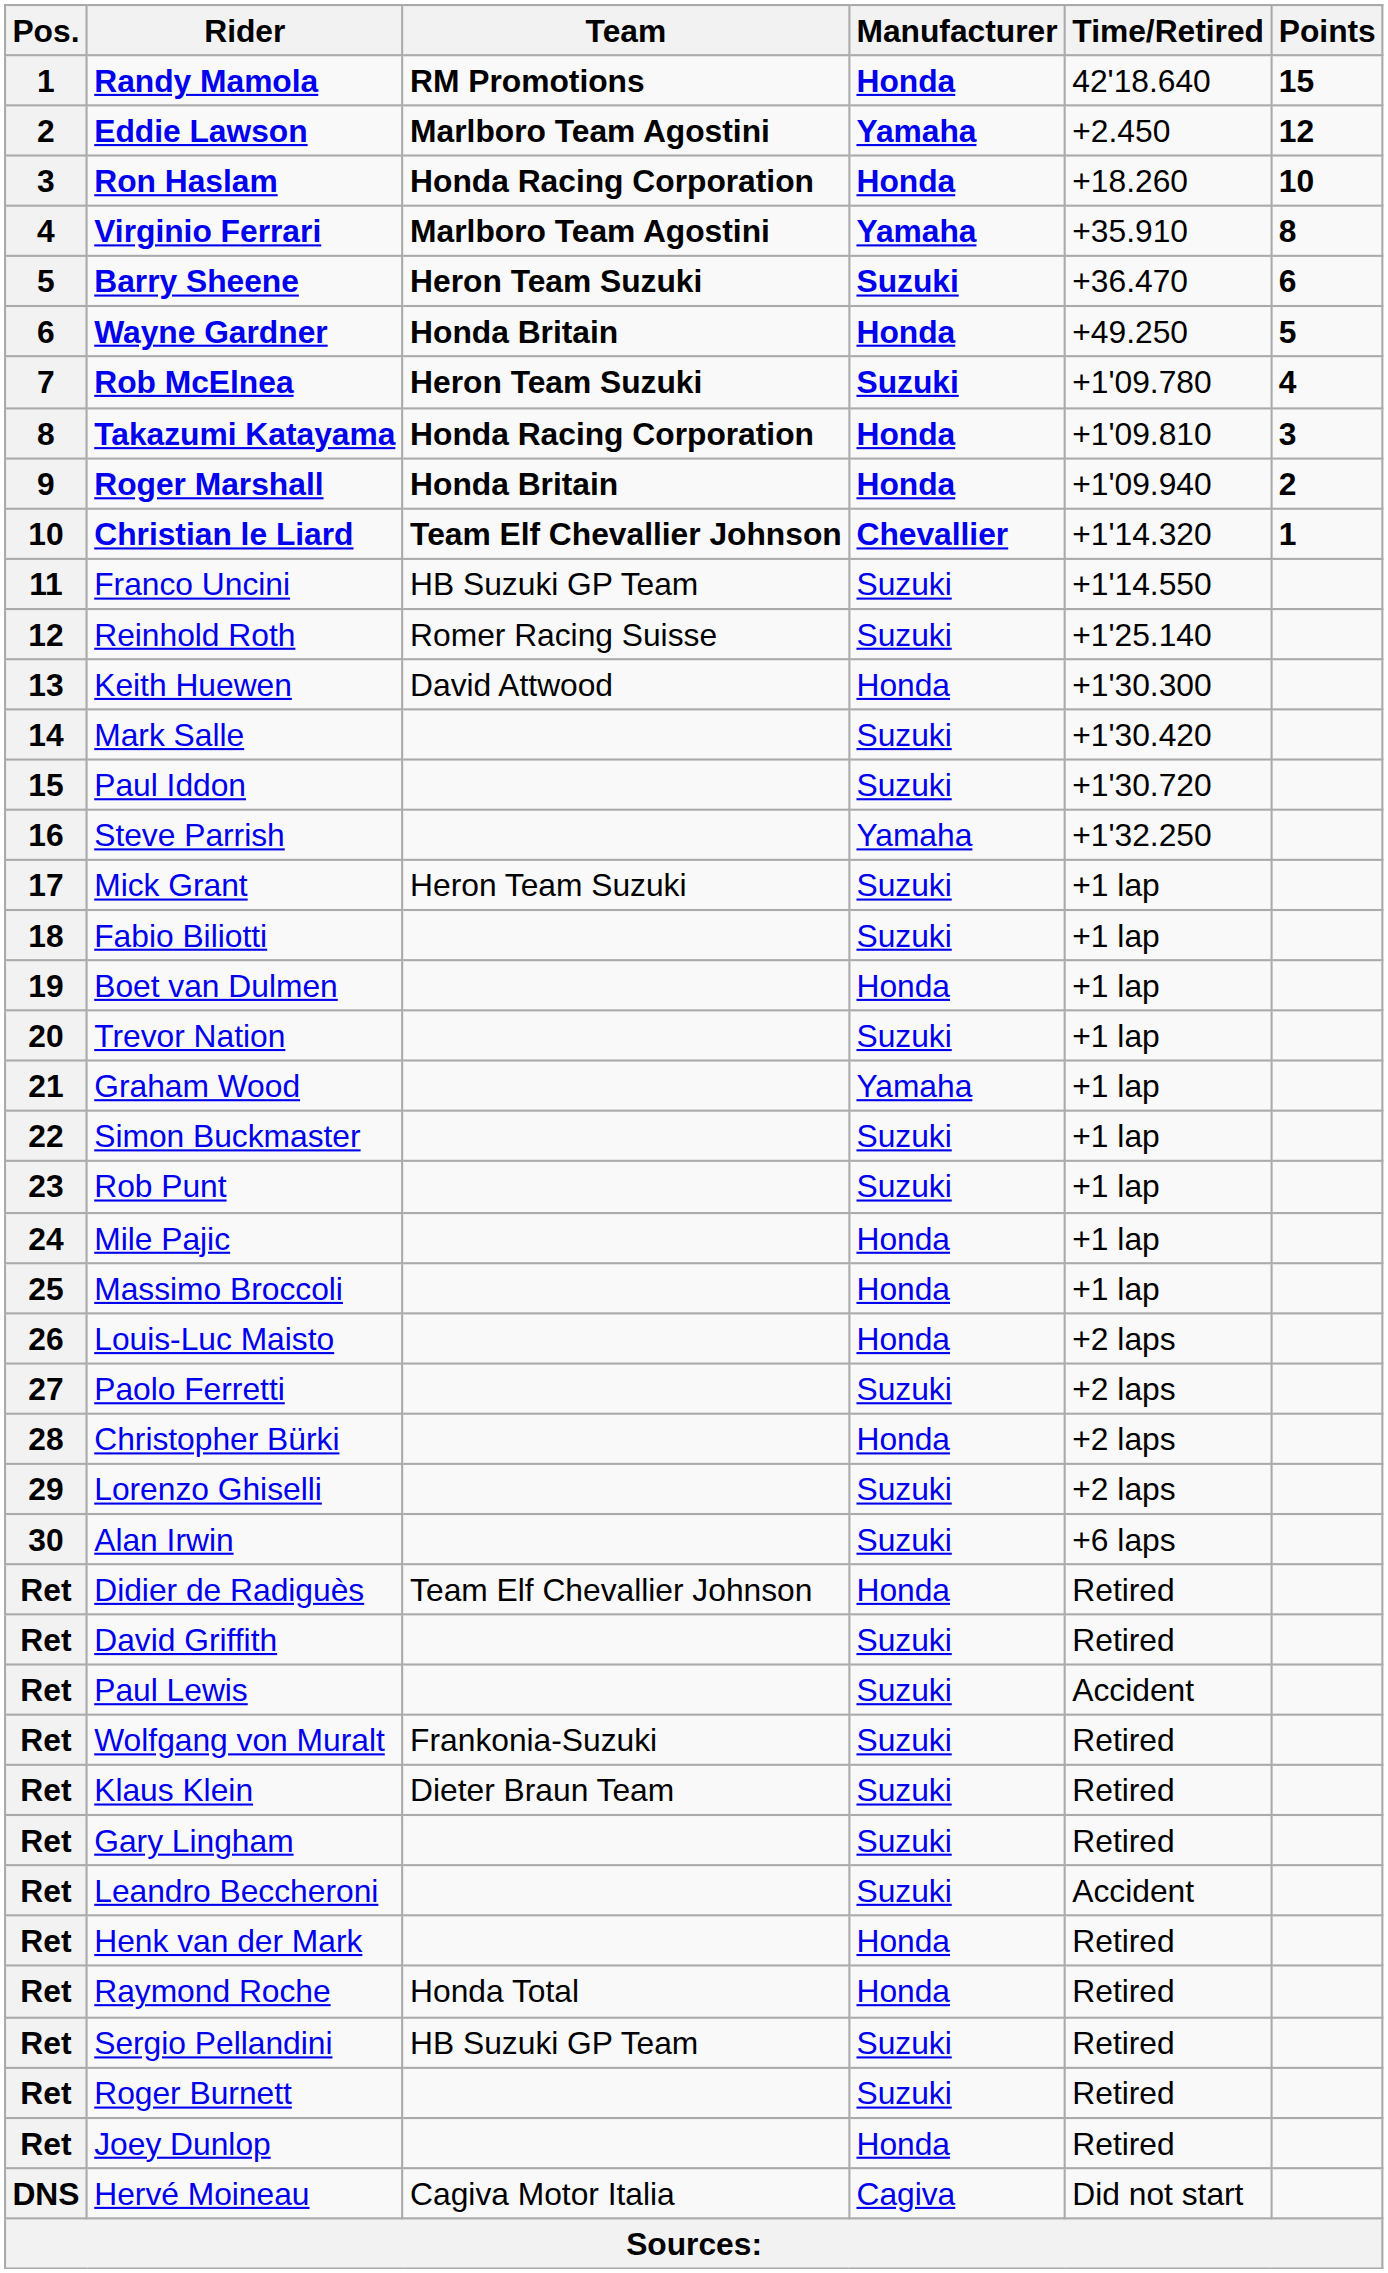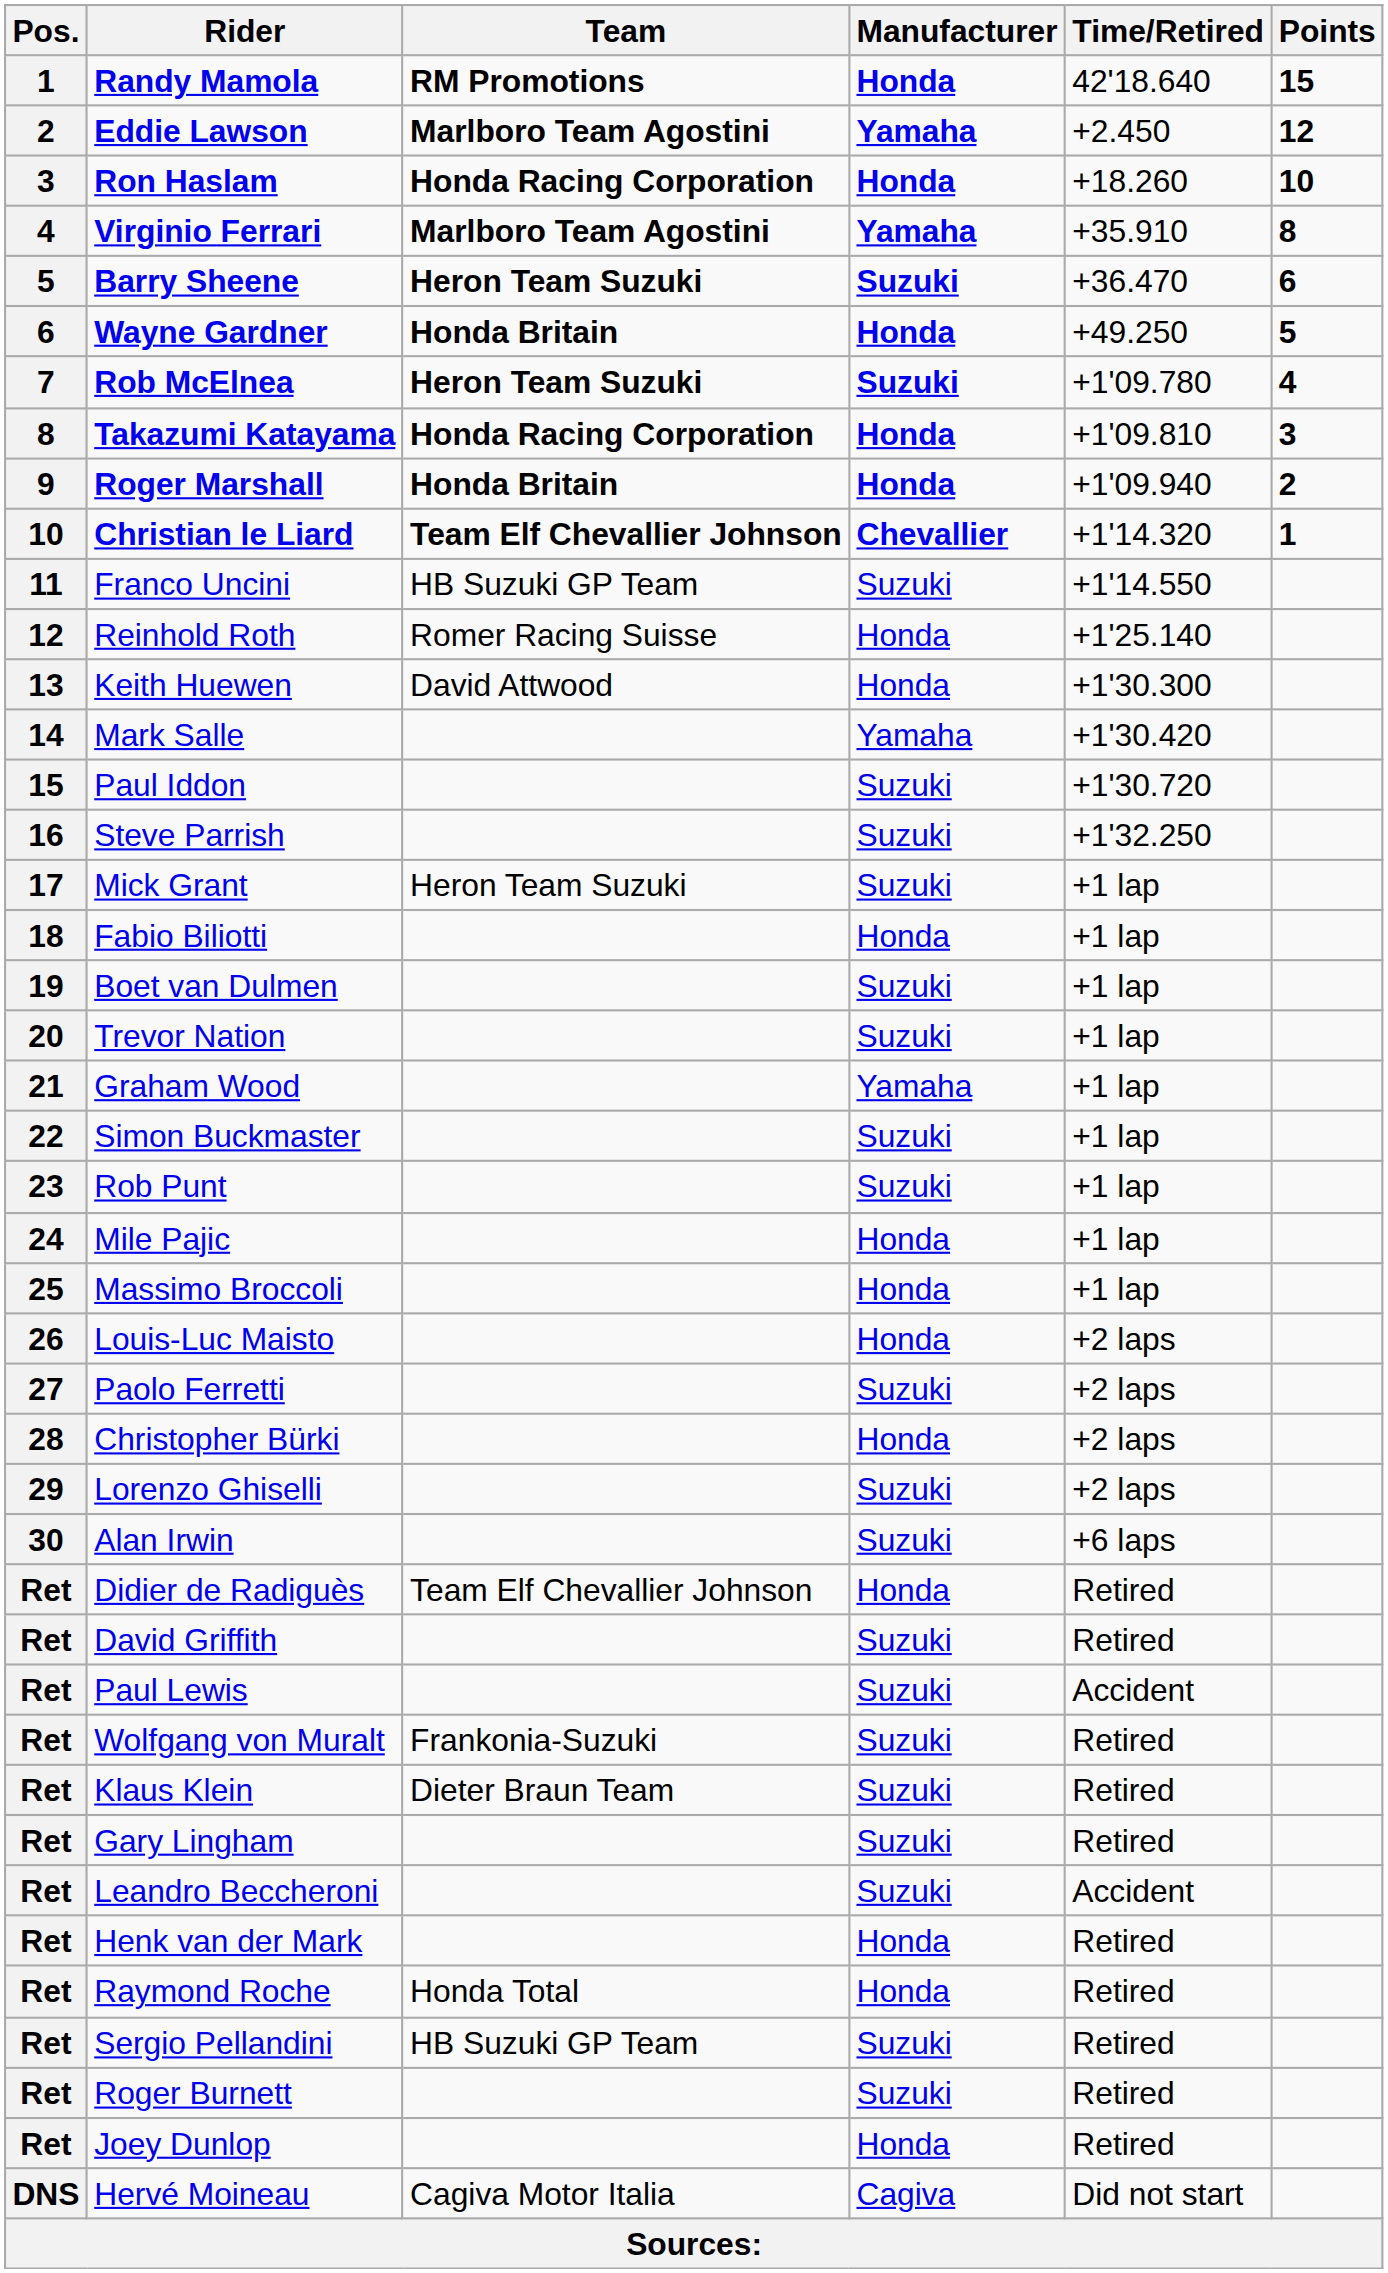(904, 634) Suzuki -> (903, 634) Honda
(904, 734) Suzuki -> (914, 734) Yamaha
(914, 835) Yamaha -> (904, 835) Suzuki
(904, 936) Suzuki -> (903, 936) Honda
(903, 986) Honda -> (904, 986) Suzuki
